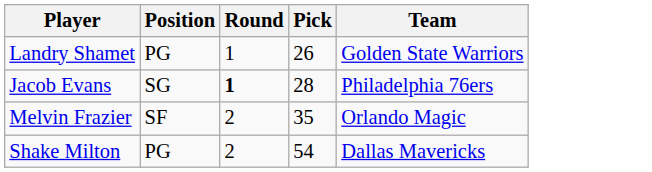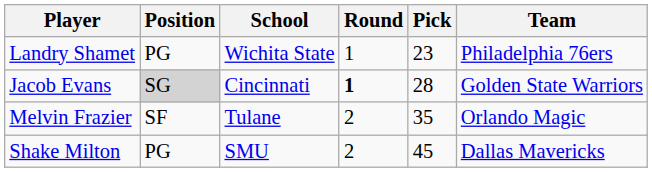+ column: (280, 20)
(303, 53) 26 -> (423, 53) 23
(432, 53) Golden State Warriors -> (537, 53) Philadelphia 76ers
(158, 85) no background -> (158, 85) lightgrey background
(417, 85) Philadelphia 76ers -> (552, 85) Golden State Warriors
(303, 150) 54 -> (423, 150) 45
